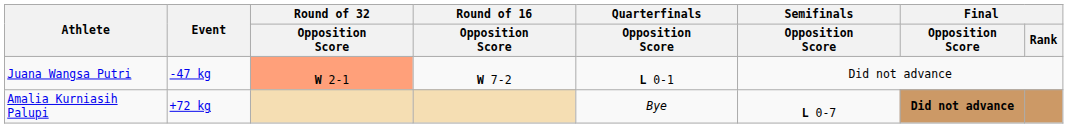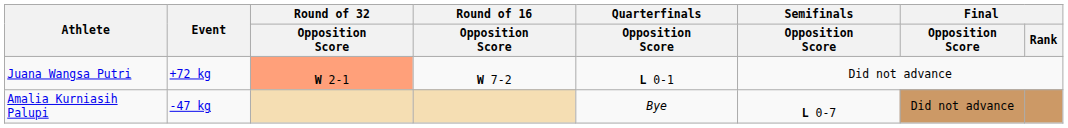(190, 73) -47 kg -> (190, 73) +72 kg
(190, 106) +72 kg -> (190, 106) -47 kg
(962, 106) bold -> (962, 106) normal
